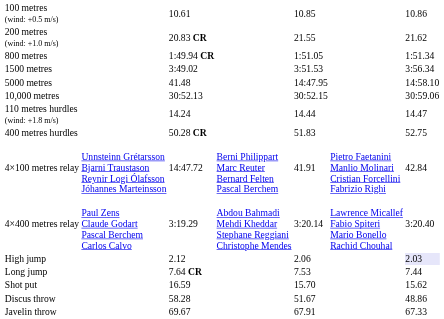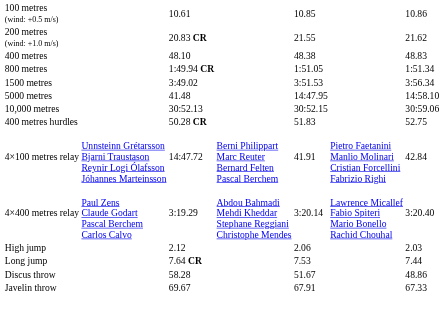+ row: (26, 56)
- row: (41, 114)
(414, 259) lavender background -> (414, 248) no background
- row: (21, 285)
